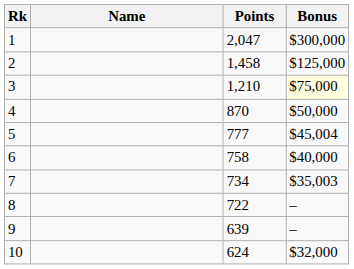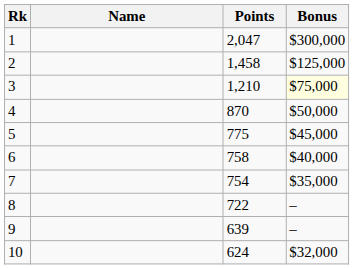(238, 134) 777 -> (238, 134) 775
(313, 134) $45,004 -> (313, 134) $45,000
(238, 181) 734 -> (238, 181) 754
(313, 181) $35,003 -> (313, 181) $35,000
